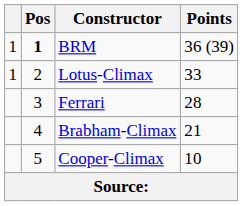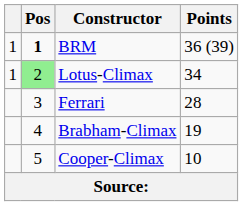(38, 74) no background -> (38, 74) lightgreen background
(193, 74) 33 -> (193, 74) 34
(193, 131) 21 -> (193, 131) 19
